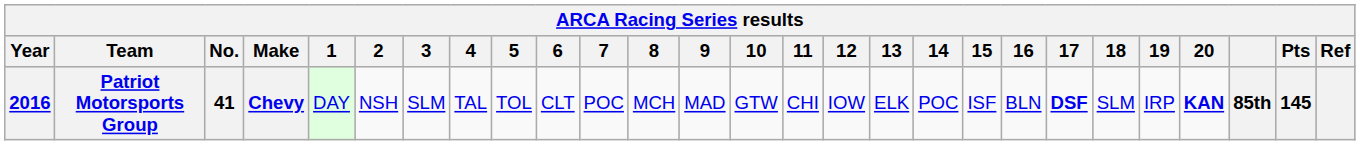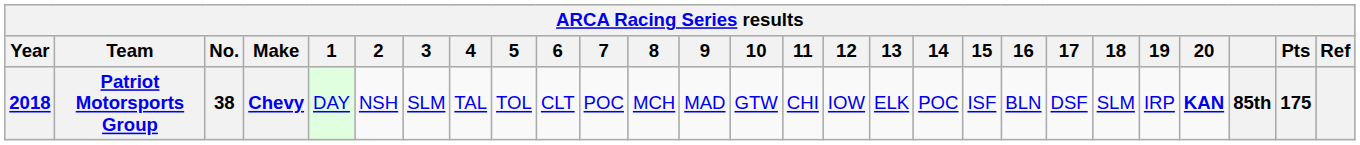(30, 103) 2016 -> (30, 103) 2018
(224, 103) 41 -> (224, 103) 38
(1069, 103) bold -> (1069, 103) normal
(1296, 103) 145 -> (1296, 103) 175
